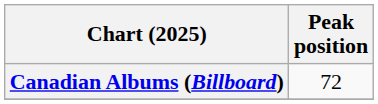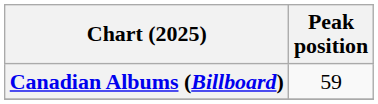(331, 81) 72 -> (331, 81) 59
